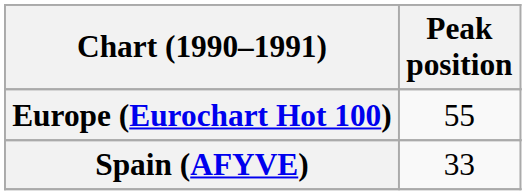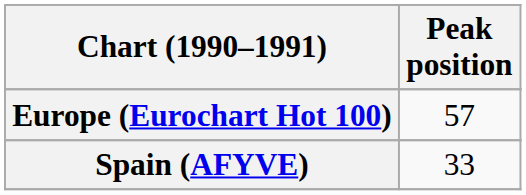(459, 114) 55 -> (459, 114) 57
